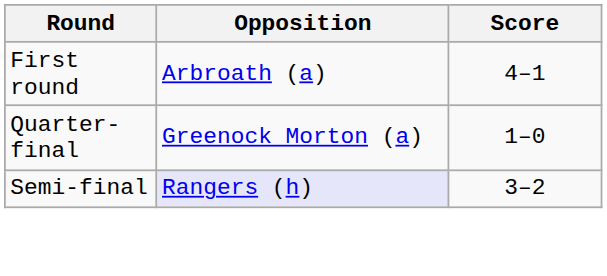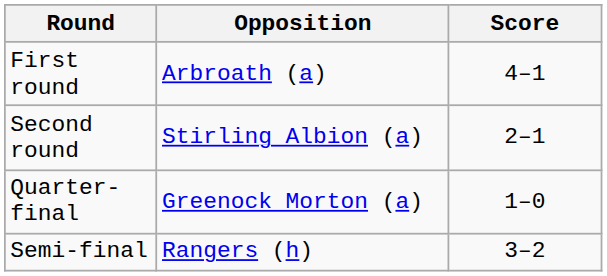+ row: (52, 138)
(238, 188) lavender background -> (238, 252) no background
